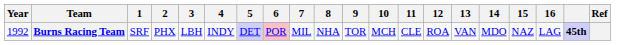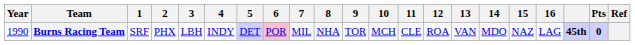+ column: (599, 13)
(18, 31) 1992 -> (18, 31) 1990
